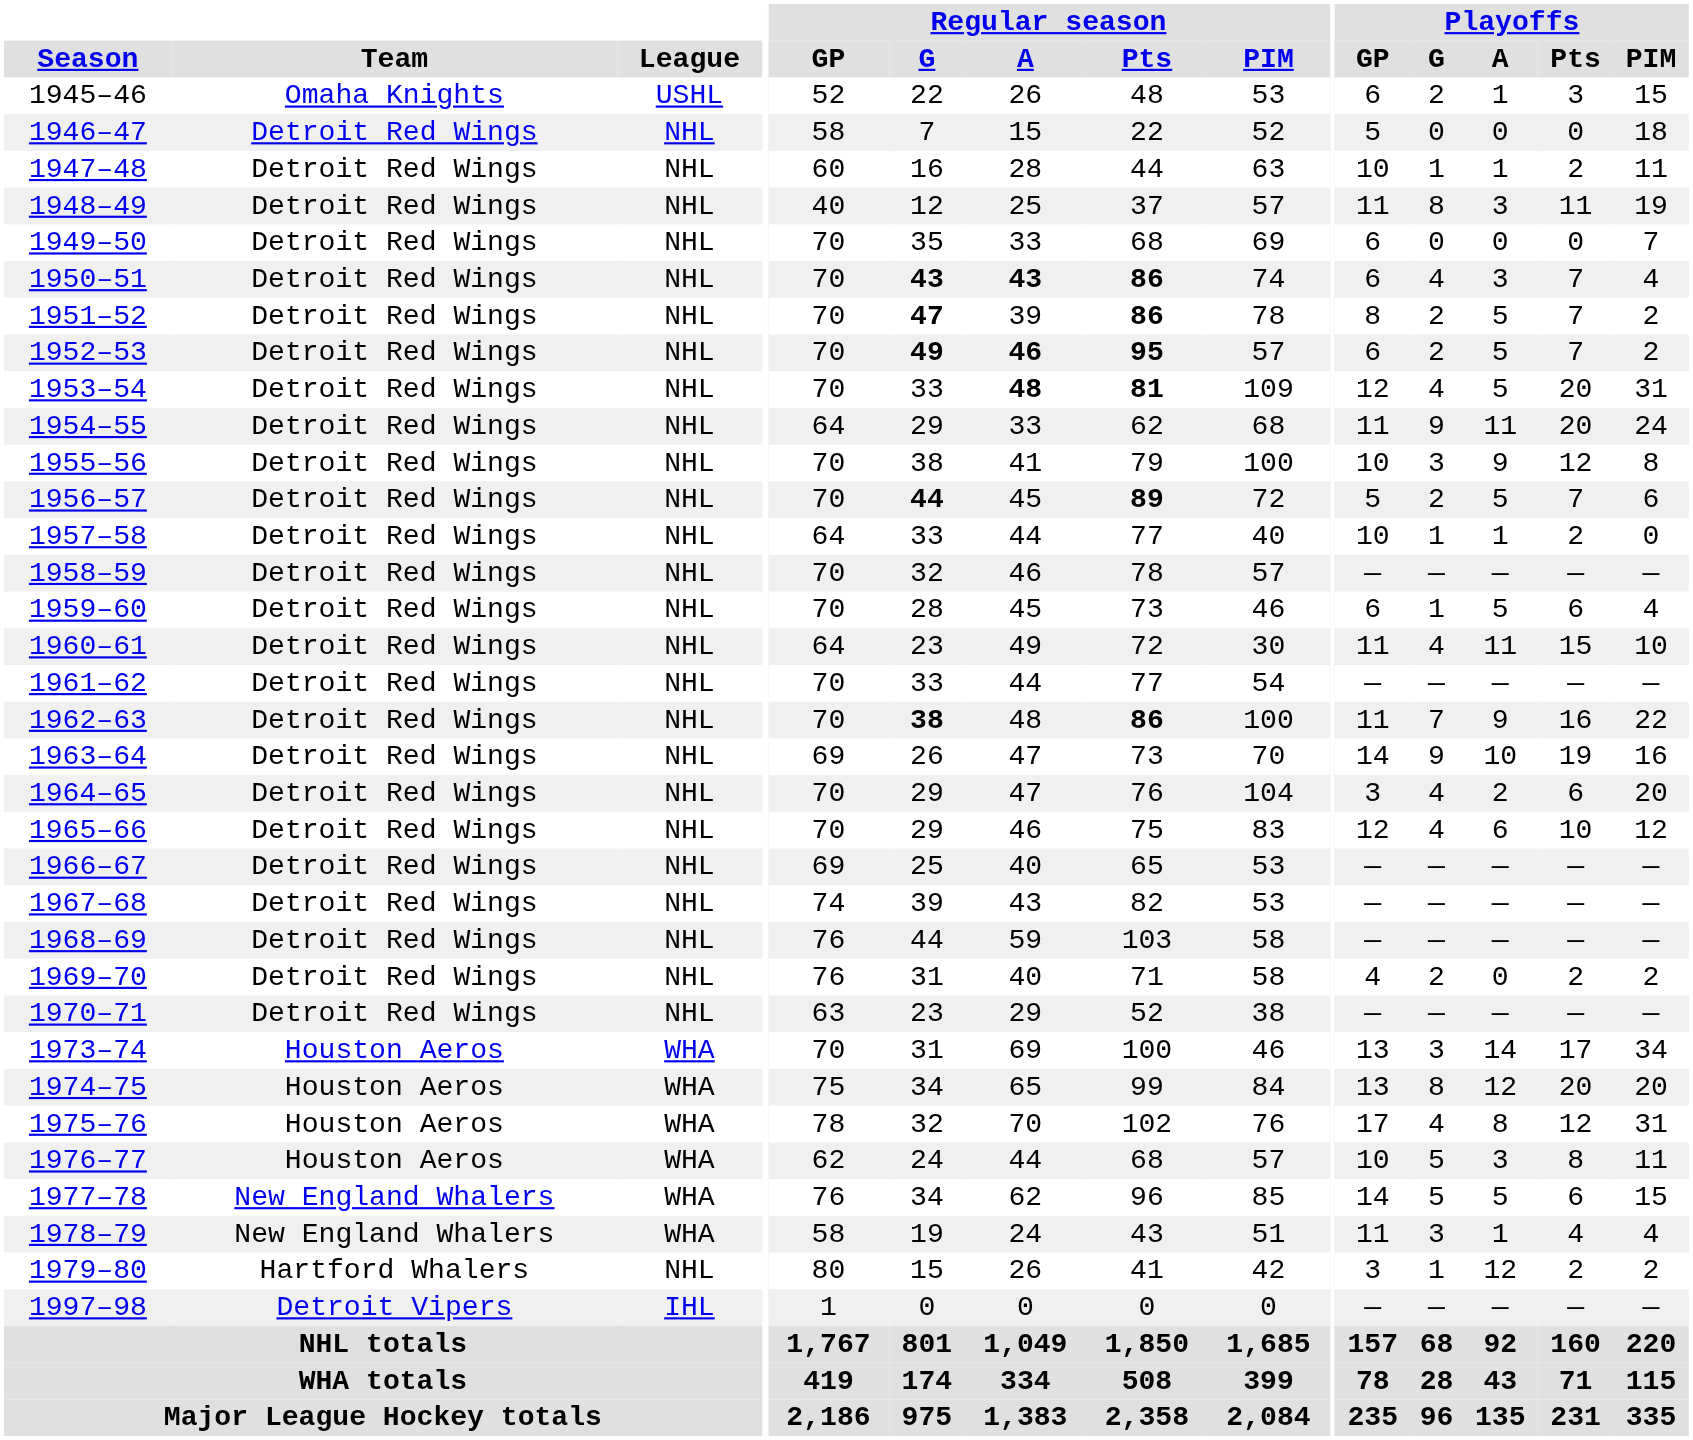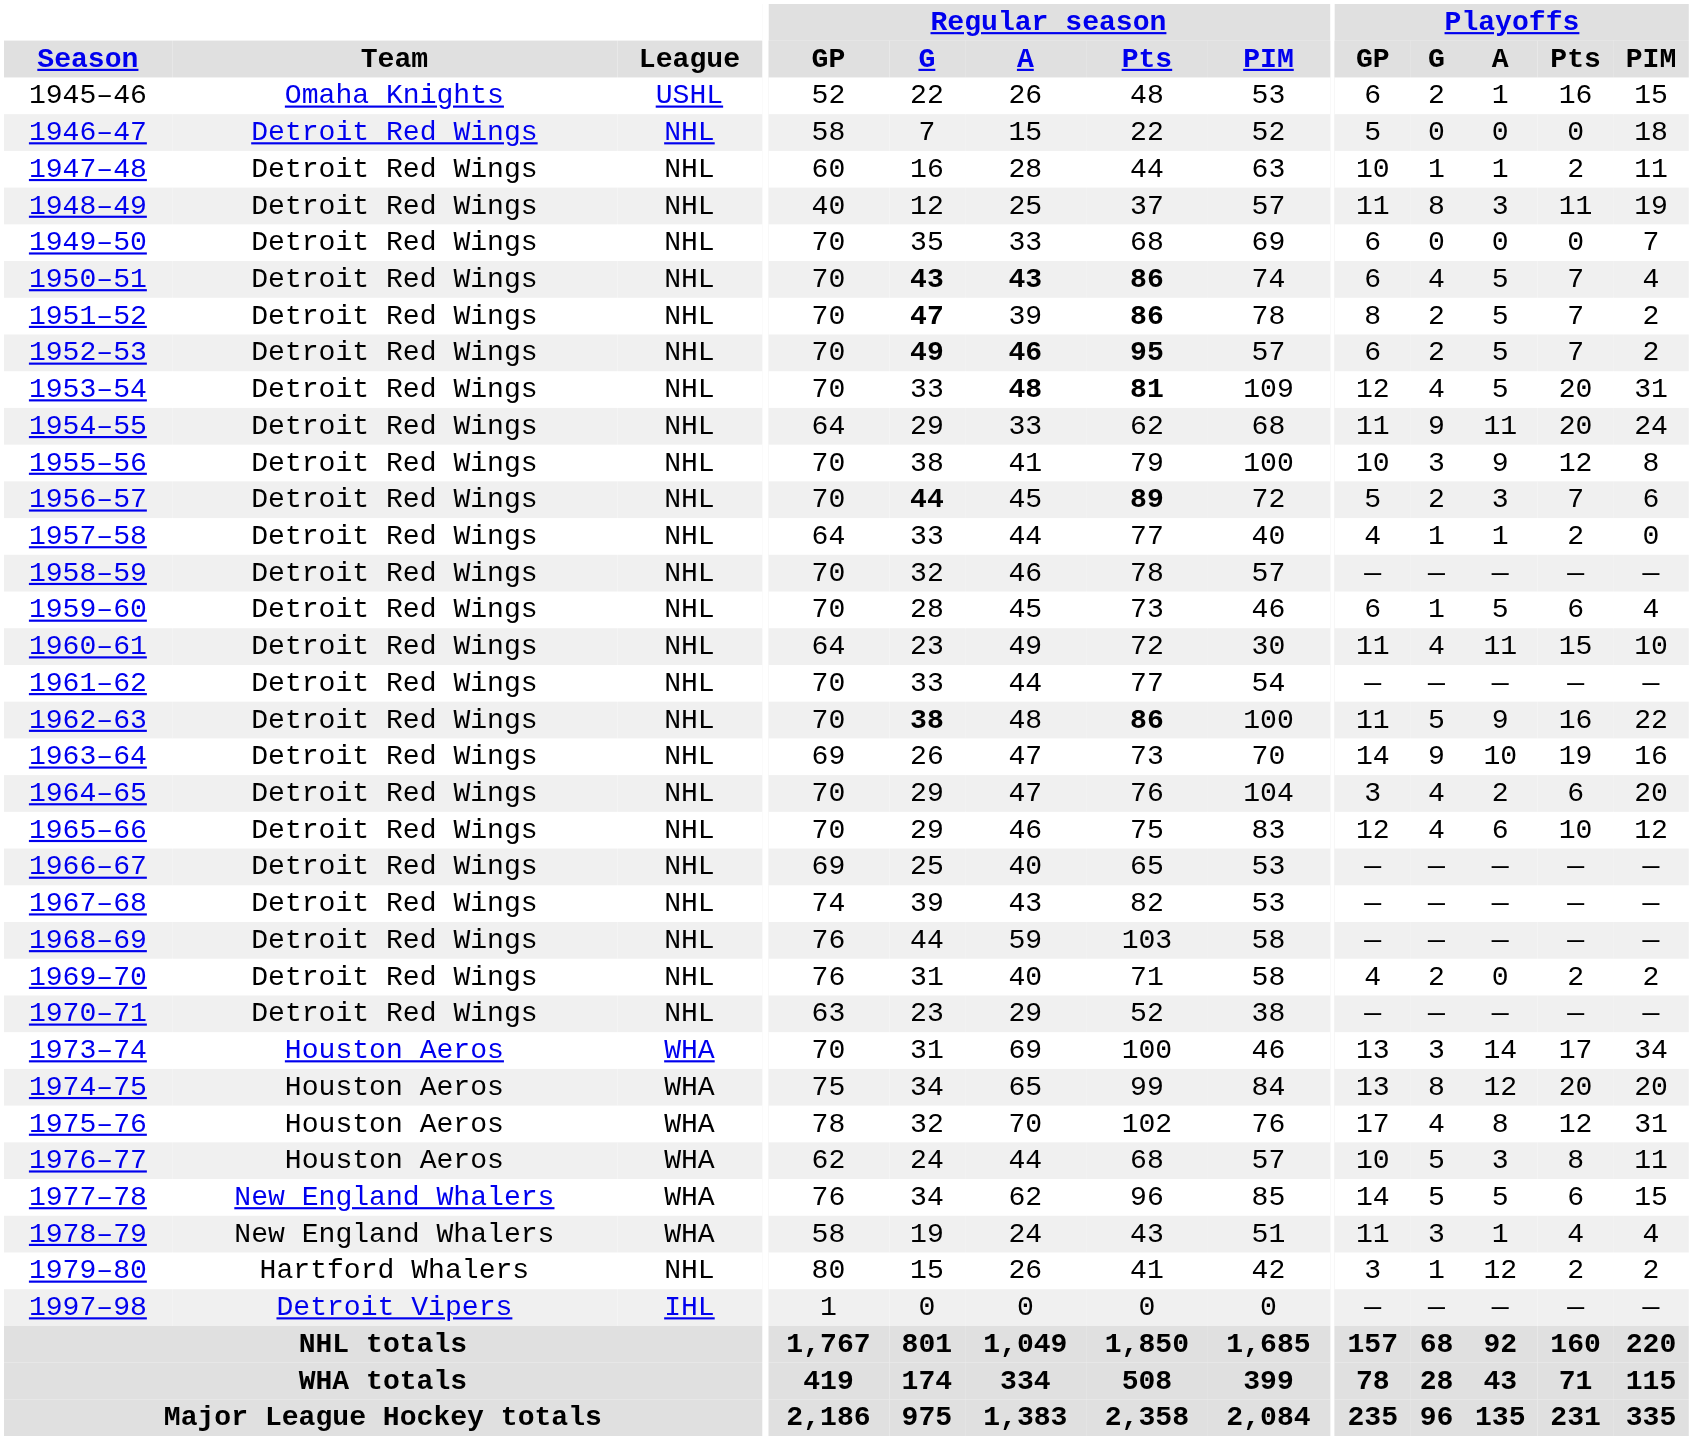(1576, 96) 3 -> (1576, 96) 16
(1500, 279) 3 -> (1500, 279) 5
(1500, 500) 5 -> (1500, 500) 3
(1373, 536) 10 -> (1373, 536) 4
(1437, 720) 7 -> (1437, 720) 5
